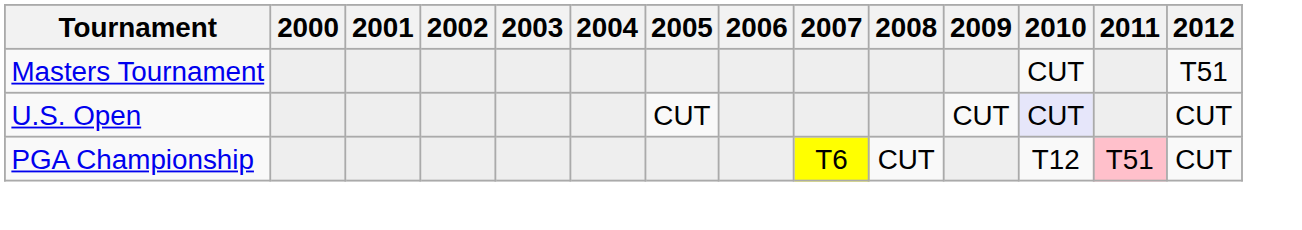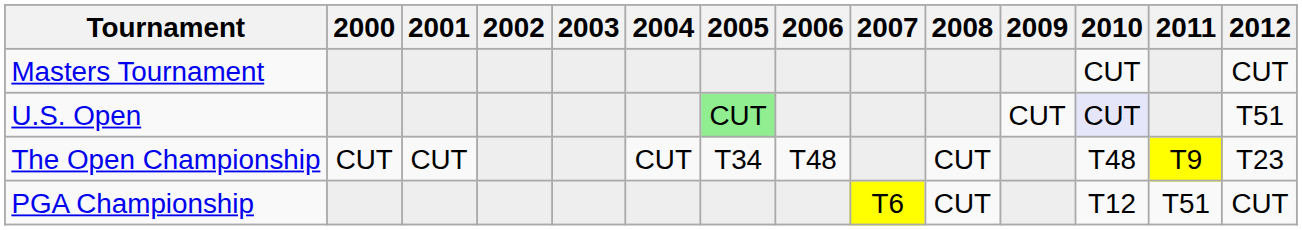(1204, 71) T51 -> (1260, 71) CUT
(682, 115) no background -> (738, 115) lightgreen background
(1204, 115) CUT -> (1260, 115) T51
+ row: (166, 159)
(1130, 159) pink background -> (1186, 203) no background
